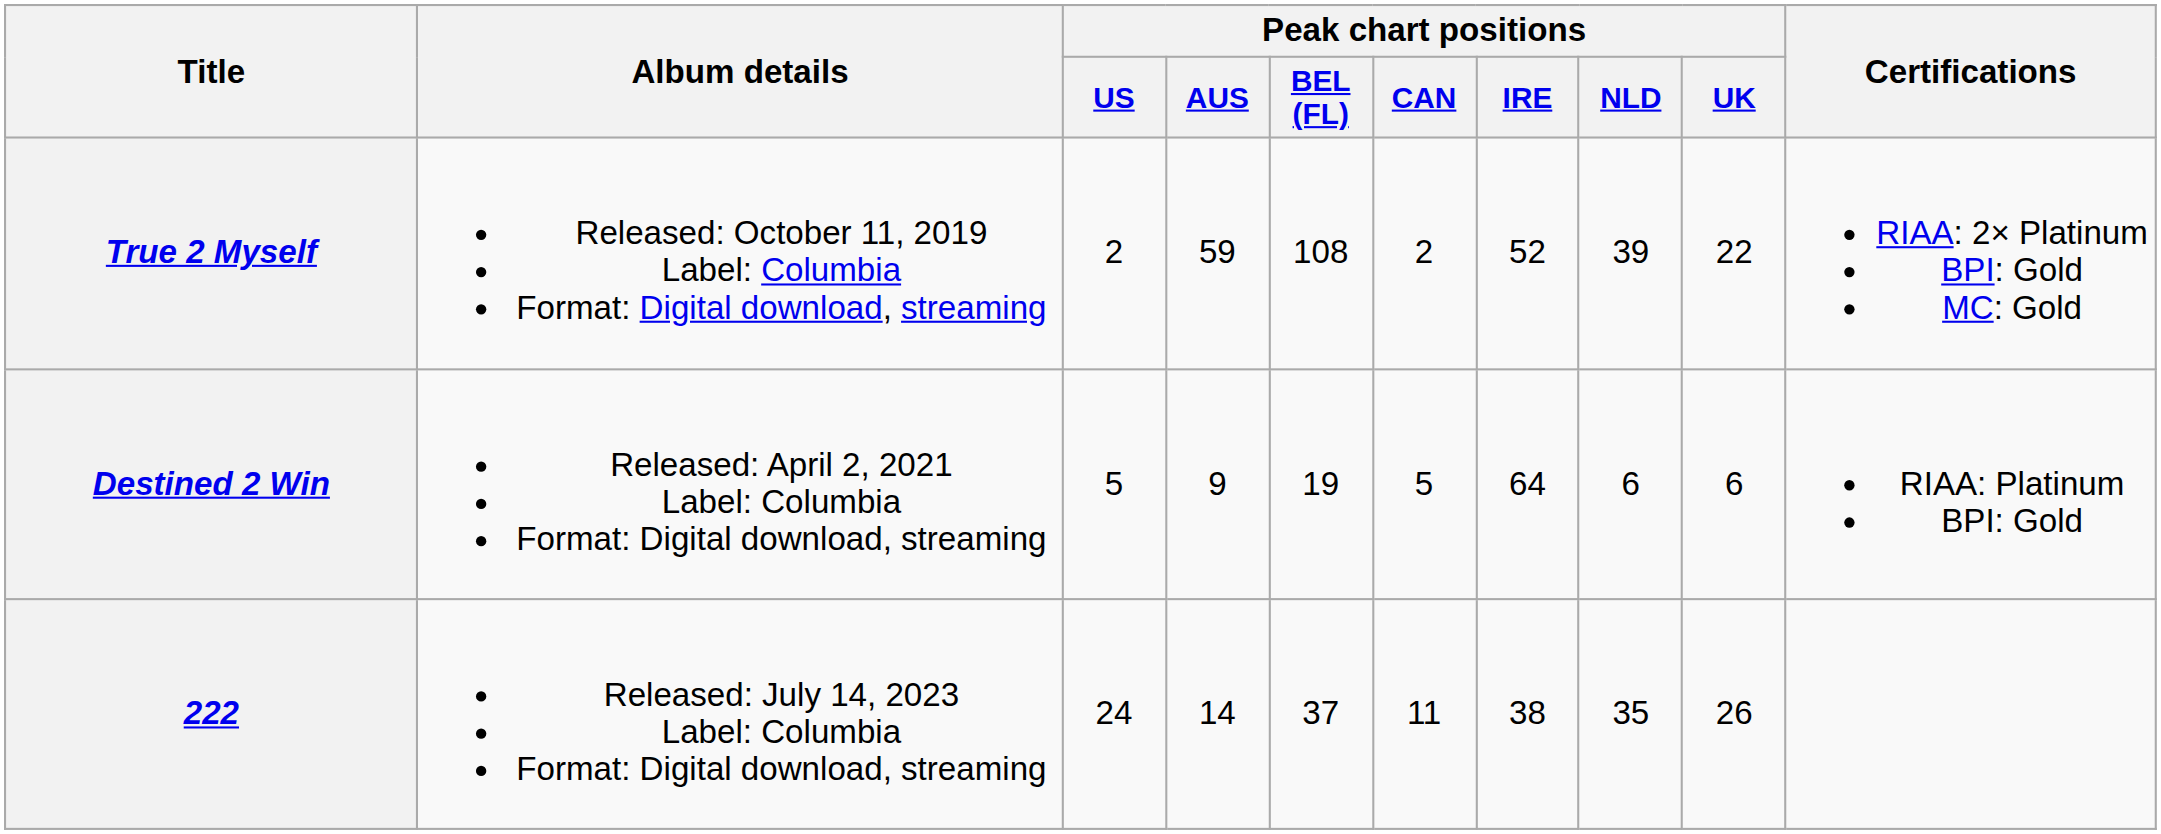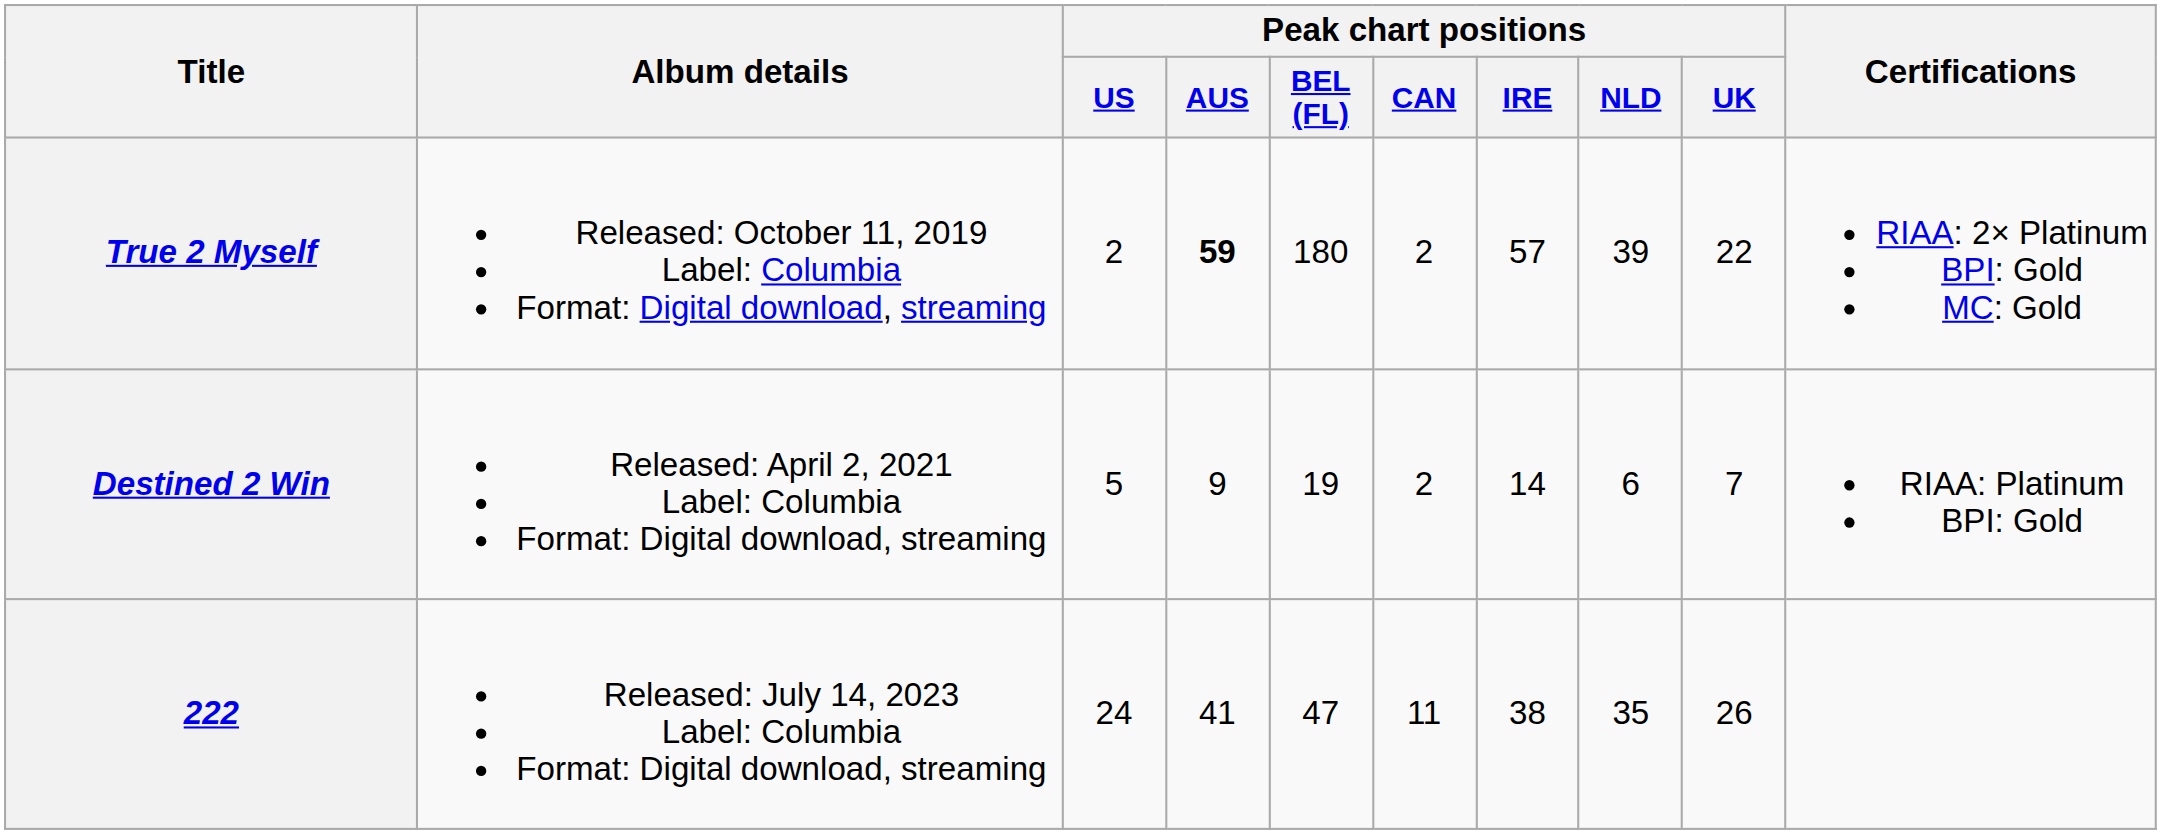(1217, 252) normal -> (1217, 252) bold
(1321, 252) 108 -> (1321, 252) 180
(1527, 252) 52 -> (1527, 252) 57
(1424, 483) 5 -> (1424, 483) 2
(1527, 483) 64 -> (1527, 483) 14
(1734, 483) 6 -> (1734, 483) 7
(1217, 713) 14 -> (1217, 713) 41
(1321, 713) 37 -> (1321, 713) 47
